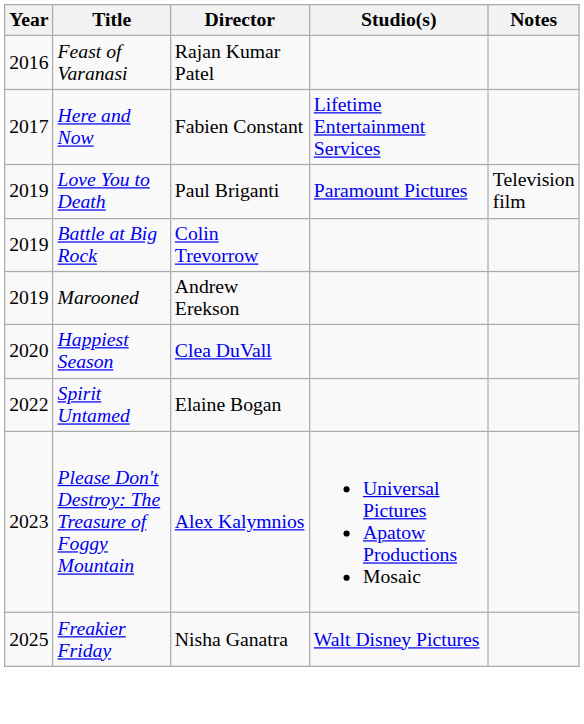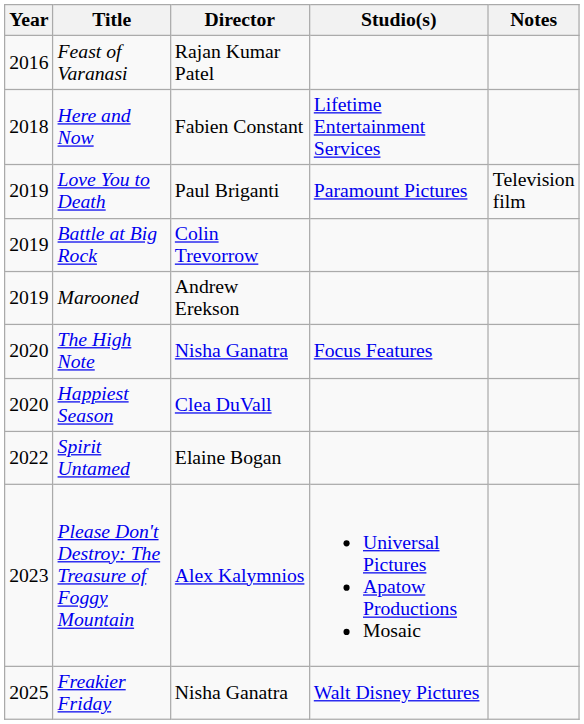(29, 126) 2017 -> (29, 126) 2018
+ row: (94, 351)
